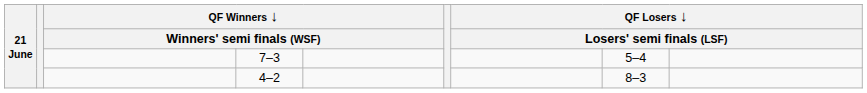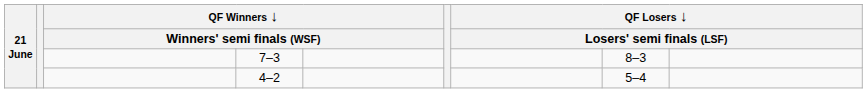(636, 59) 5–4 -> (636, 59) 8–3
(636, 78) 8–3 -> (636, 78) 5–4
